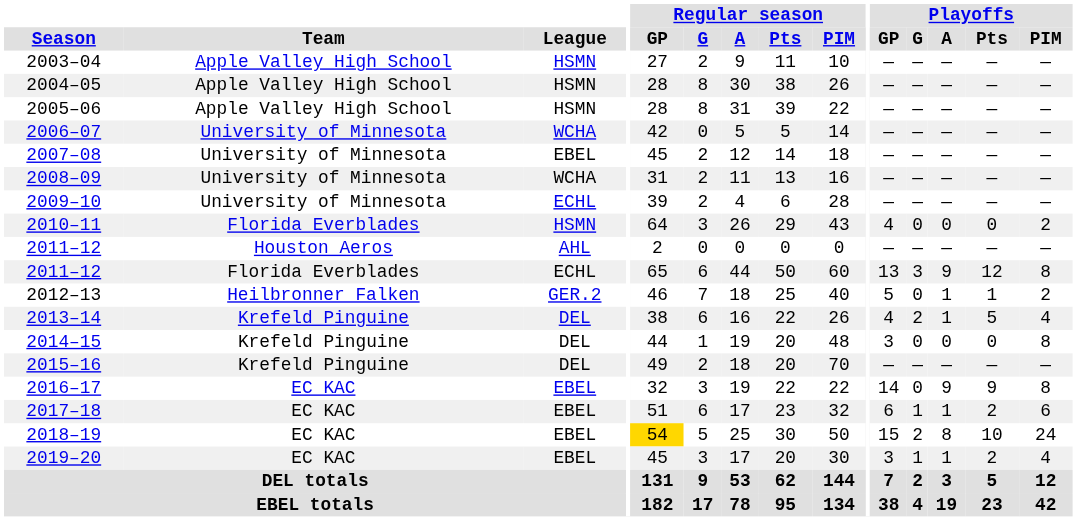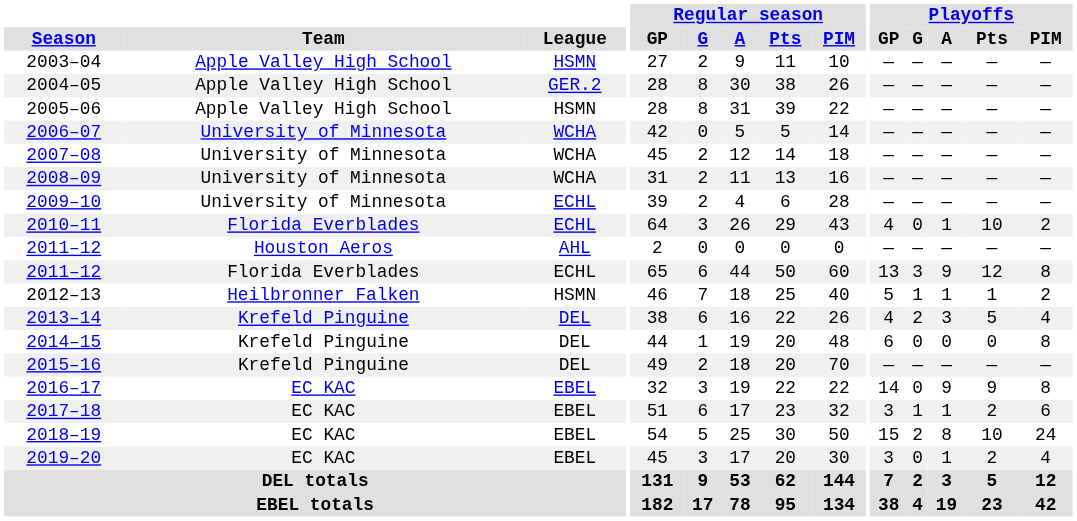(575, 86) HSMN -> (575, 86) GER.2
(575, 155) EBEL -> (575, 155) WCHA
(575, 225) HSMN -> (575, 225) ECHL
(947, 225) 0 -> (947, 225) 1
(992, 225) 0 -> (992, 225) 10
(575, 295) GER.2 -> (575, 295) HSMN
(918, 295) 0 -> (918, 295) 1
(947, 318) 1 -> (947, 318) 3
(889, 342) 3 -> (889, 342) 6
(889, 412) 6 -> (889, 412) 3
(657, 435) gold background -> (657, 435) no background
(918, 458) 1 -> (918, 458) 0
